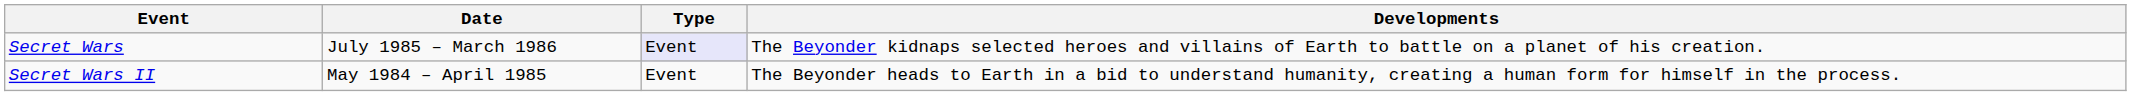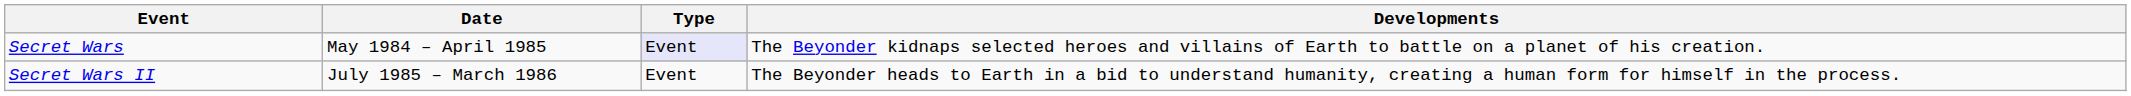(442, 47) July 1985 – March 1986 -> (437, 47) May 1984 – April 1985
(437, 76) May 1984 – April 1985 -> (442, 76) July 1985 – March 1986
